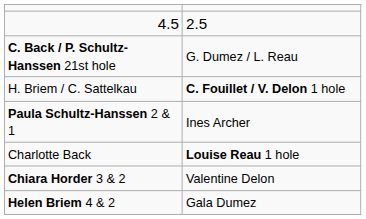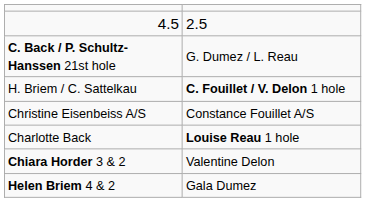+ row: (77, 113)
- row: (89, 122)
